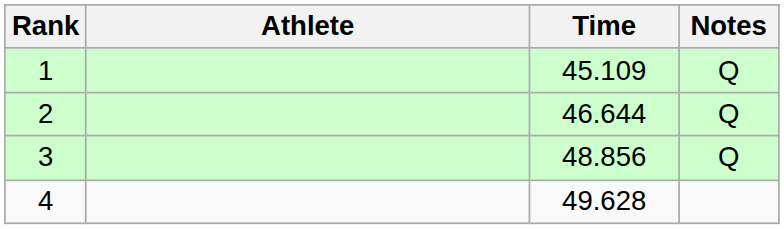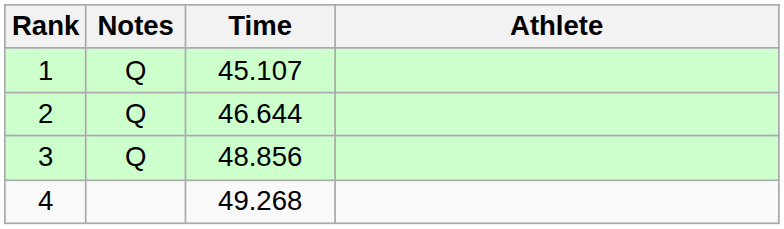columns swapped: (308, 26) <-> (729, 26)
(604, 69) 45.109 -> (260, 69) 45.107
(604, 200) 49.628 -> (260, 200) 49.268
